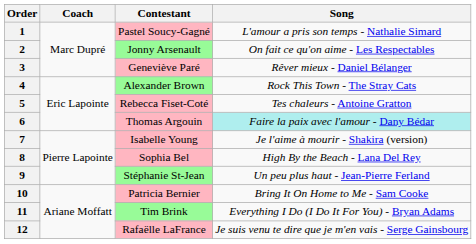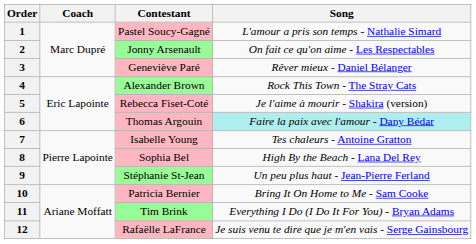(342, 103) Tes chaleurs - Antoine Gratton -> (342, 103) Je l'aime à mourir - Shakira (version)
(342, 139) Je l'aime à mourir - Shakira (version) -> (342, 139) Tes chaleurs - Antoine Gratton
